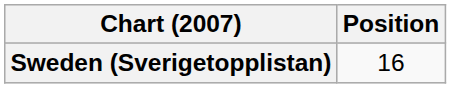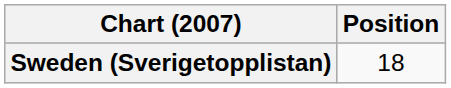(391, 62) 16 -> (391, 62) 18
